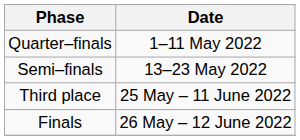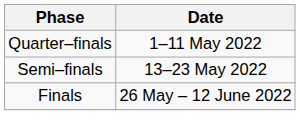- row: (60, 95)
